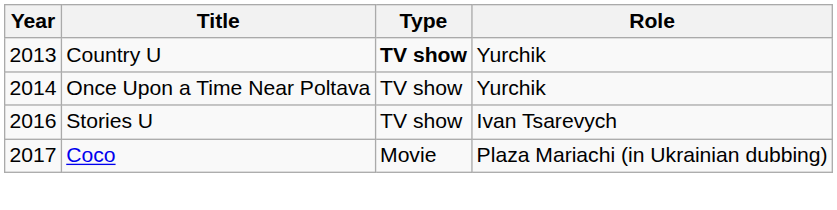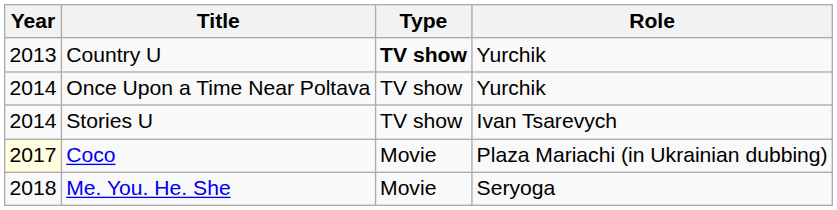(33, 121) 2016 -> (33, 121) 2014
(33, 155) no background -> (33, 155) lightyellow background
+ row: (148, 188)
